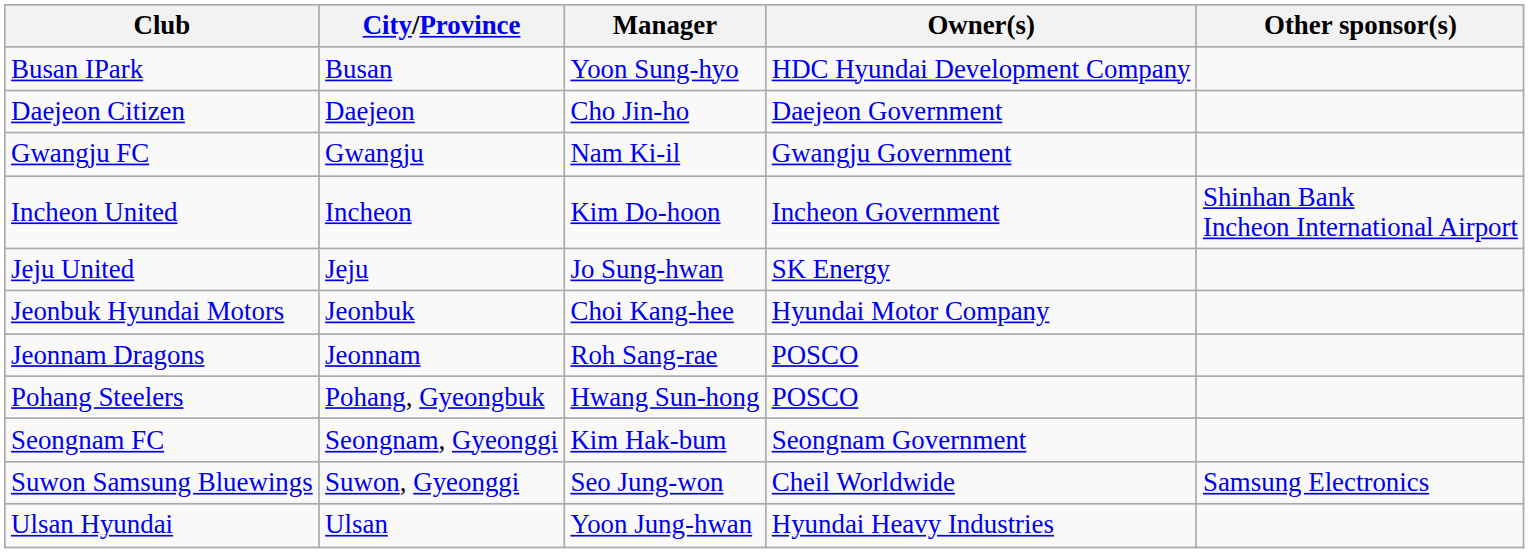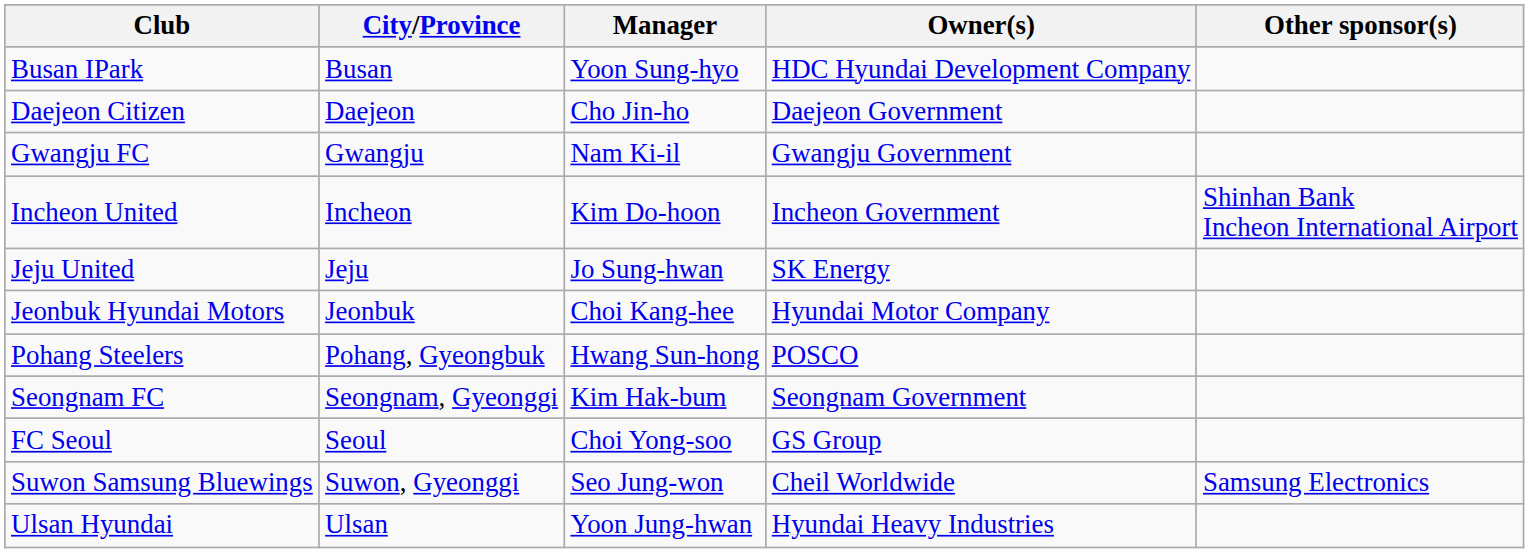- row: (108, 354)
+ row: (61, 439)
